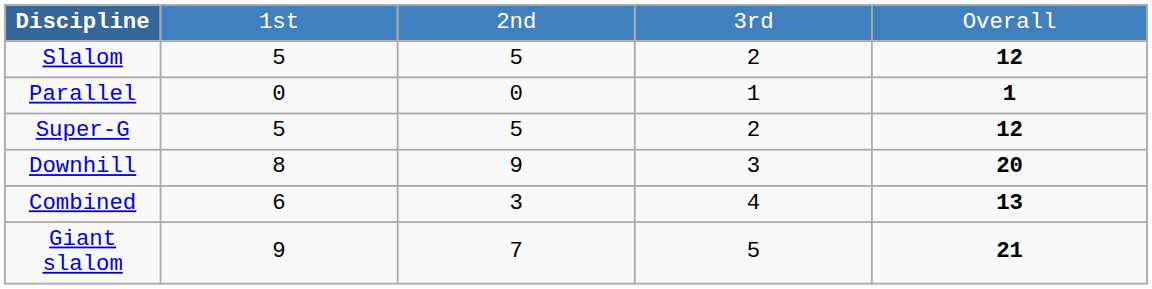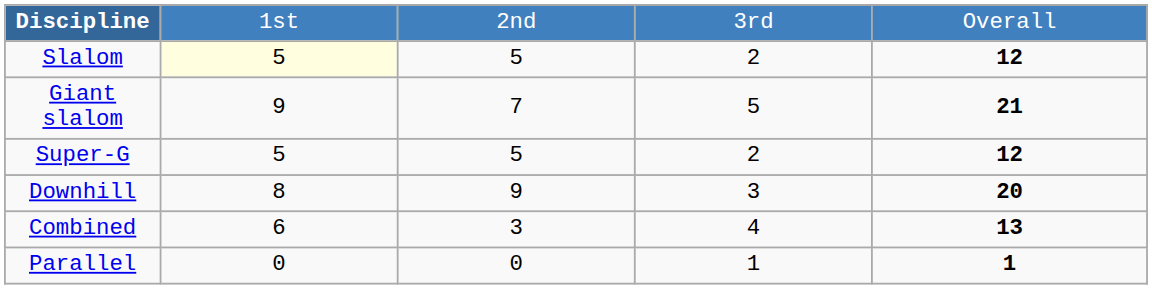(279, 59) no background -> (279, 59) lightyellow background
rows swapped: (83, 252) <-> (83, 95)
